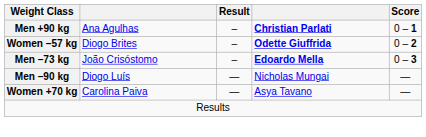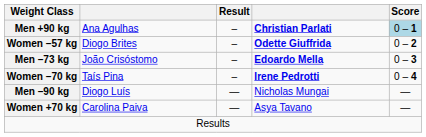(405, 28) no background -> (405, 28) lightblue background
+ row: (42, 76)
